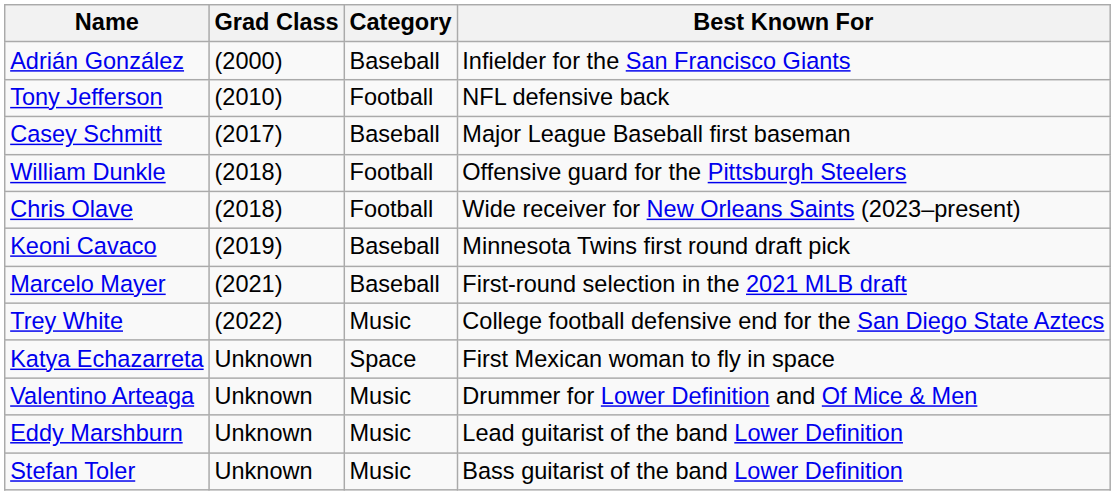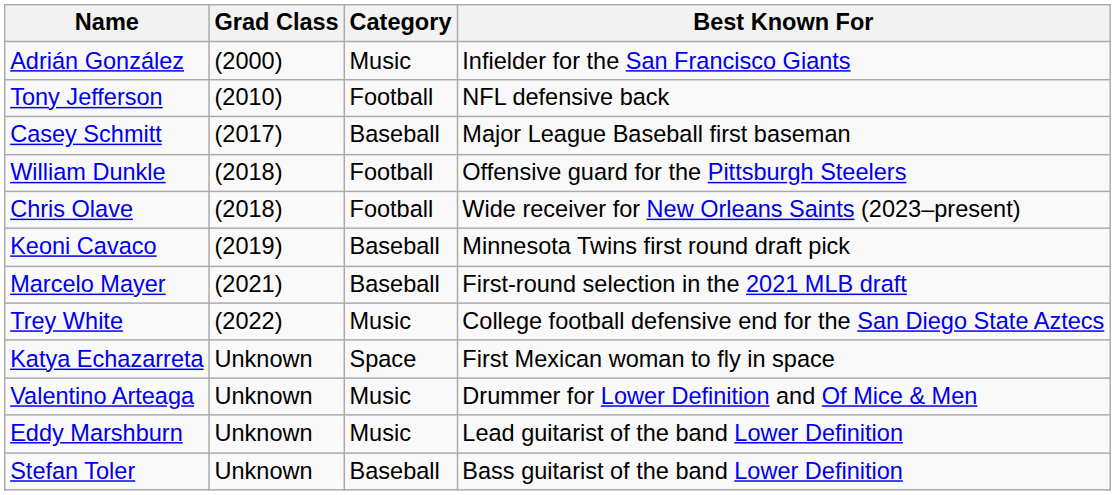(395, 60) Baseball -> (380, 60) Music
(380, 470) Music -> (395, 470) Baseball
